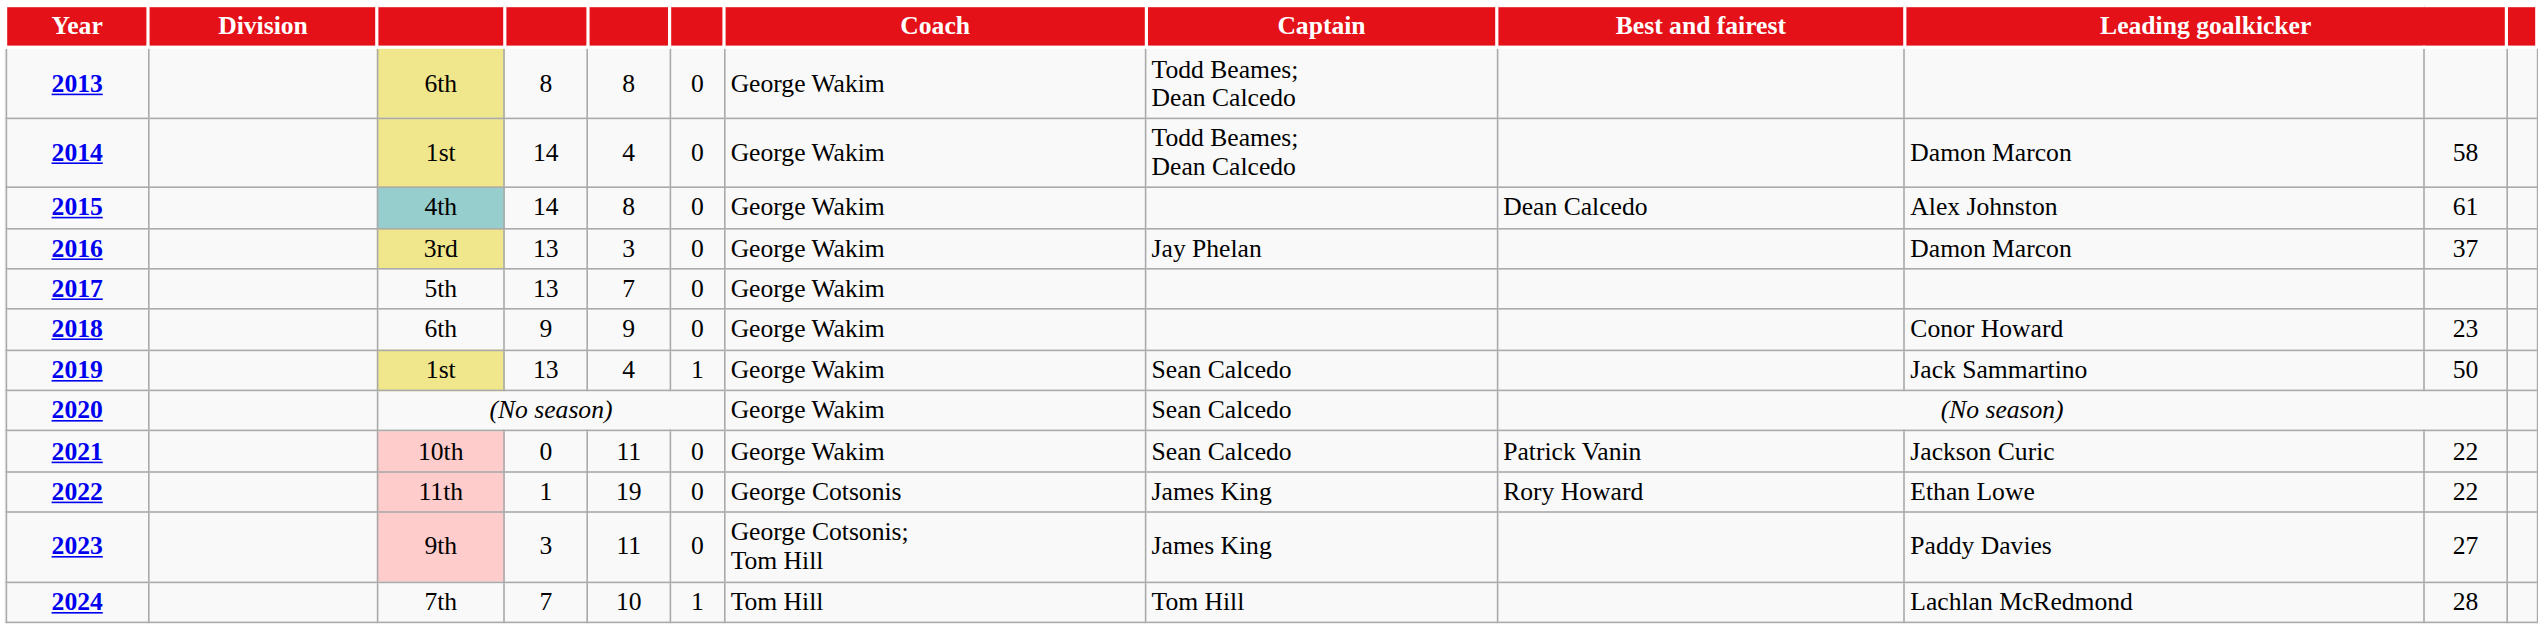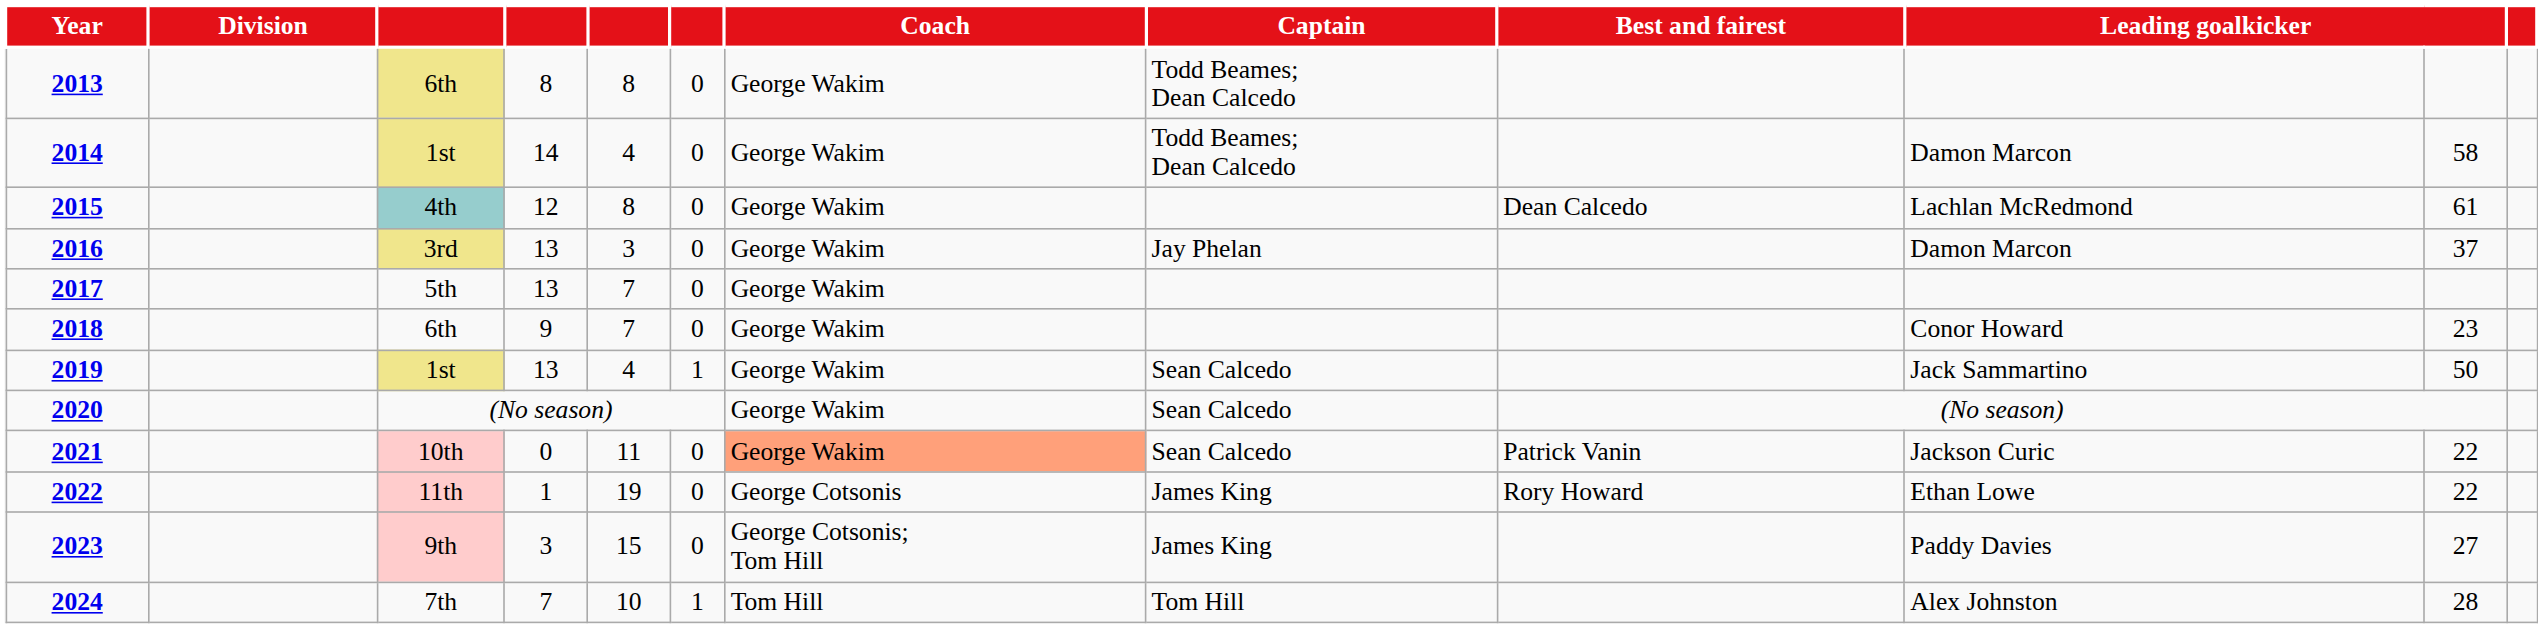(546, 207) 14 -> (546, 207) 12
(1984, 207) Alex Johnston -> (2022, 207) Lachlan McRedmond
(629, 329) 9 -> (629, 329) 7
(808, 450) no background -> (808, 450) lightsalmon background
(629, 546) 11 -> (629, 546) 15
(2022, 601) Lachlan McRedmond -> (1984, 601) Alex Johnston
